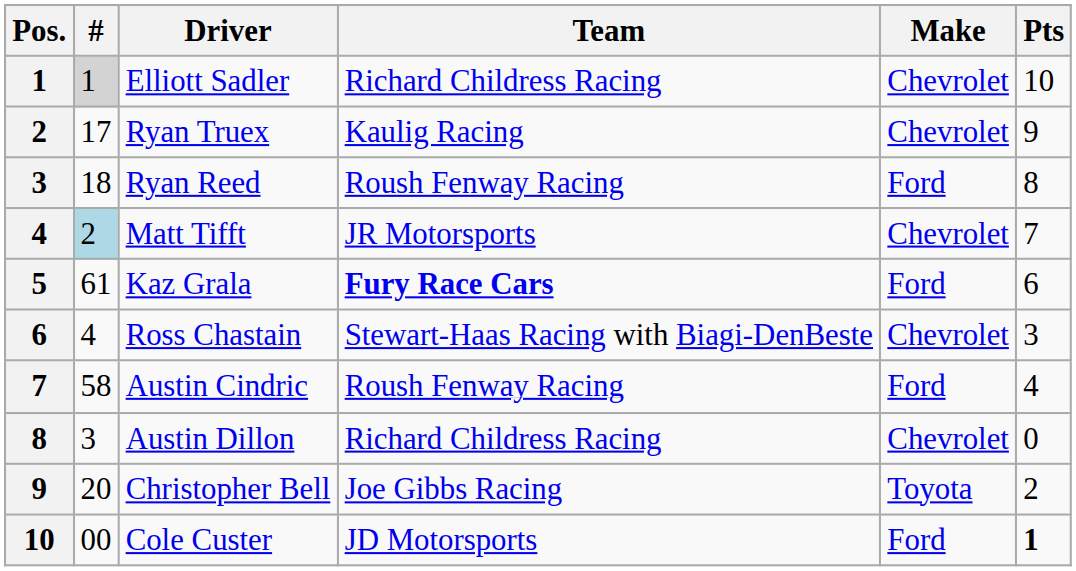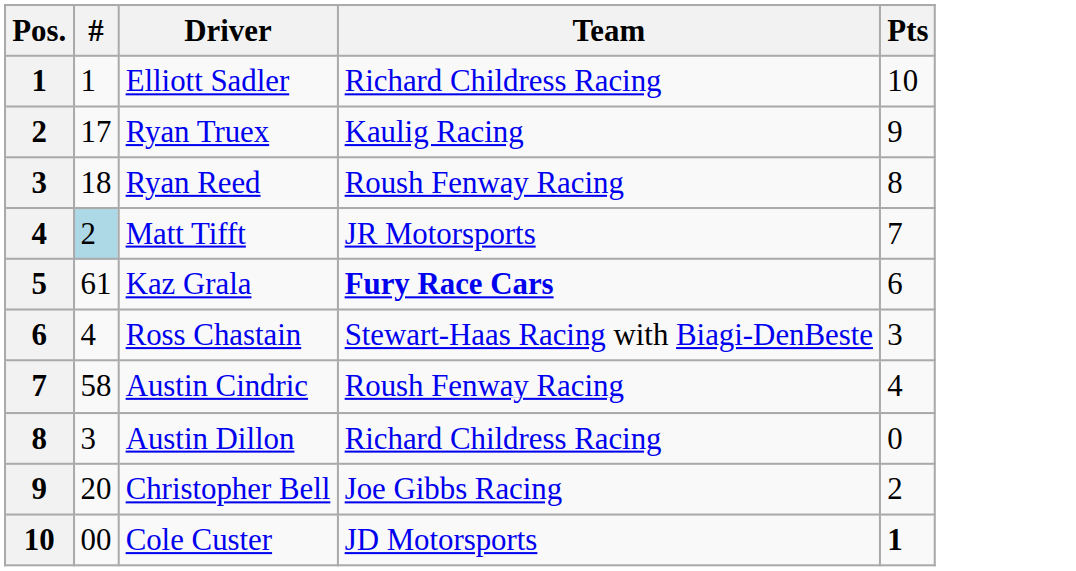- column: (948, 30)
(88, 81) lightgrey background -> (88, 81) no background
